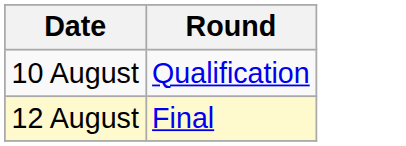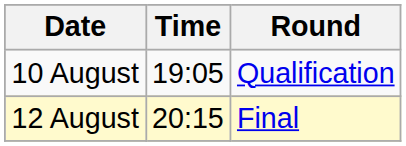+ column: (188, 27)
